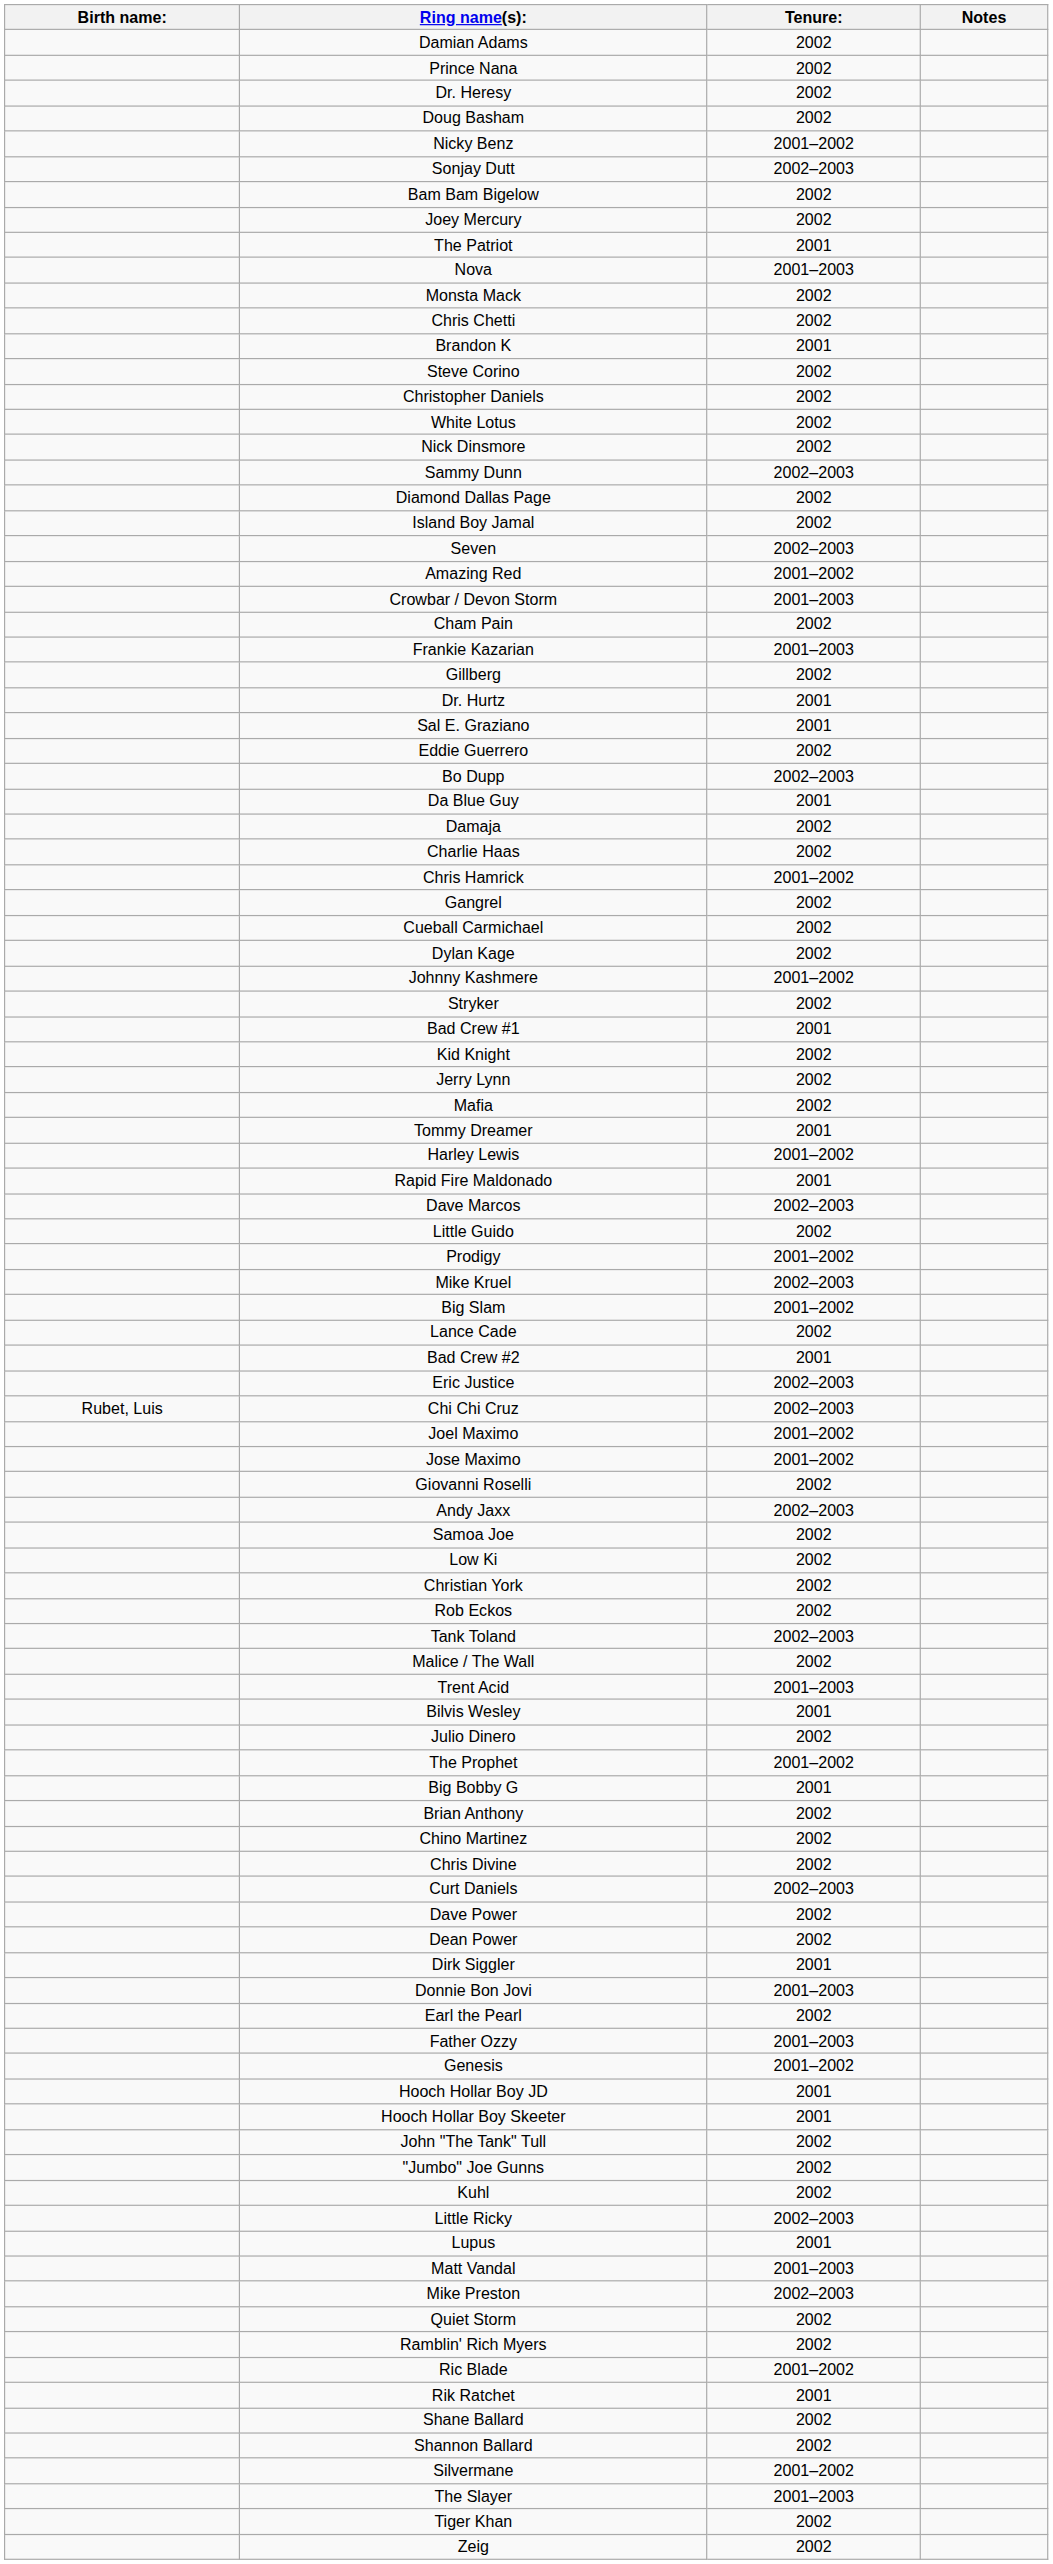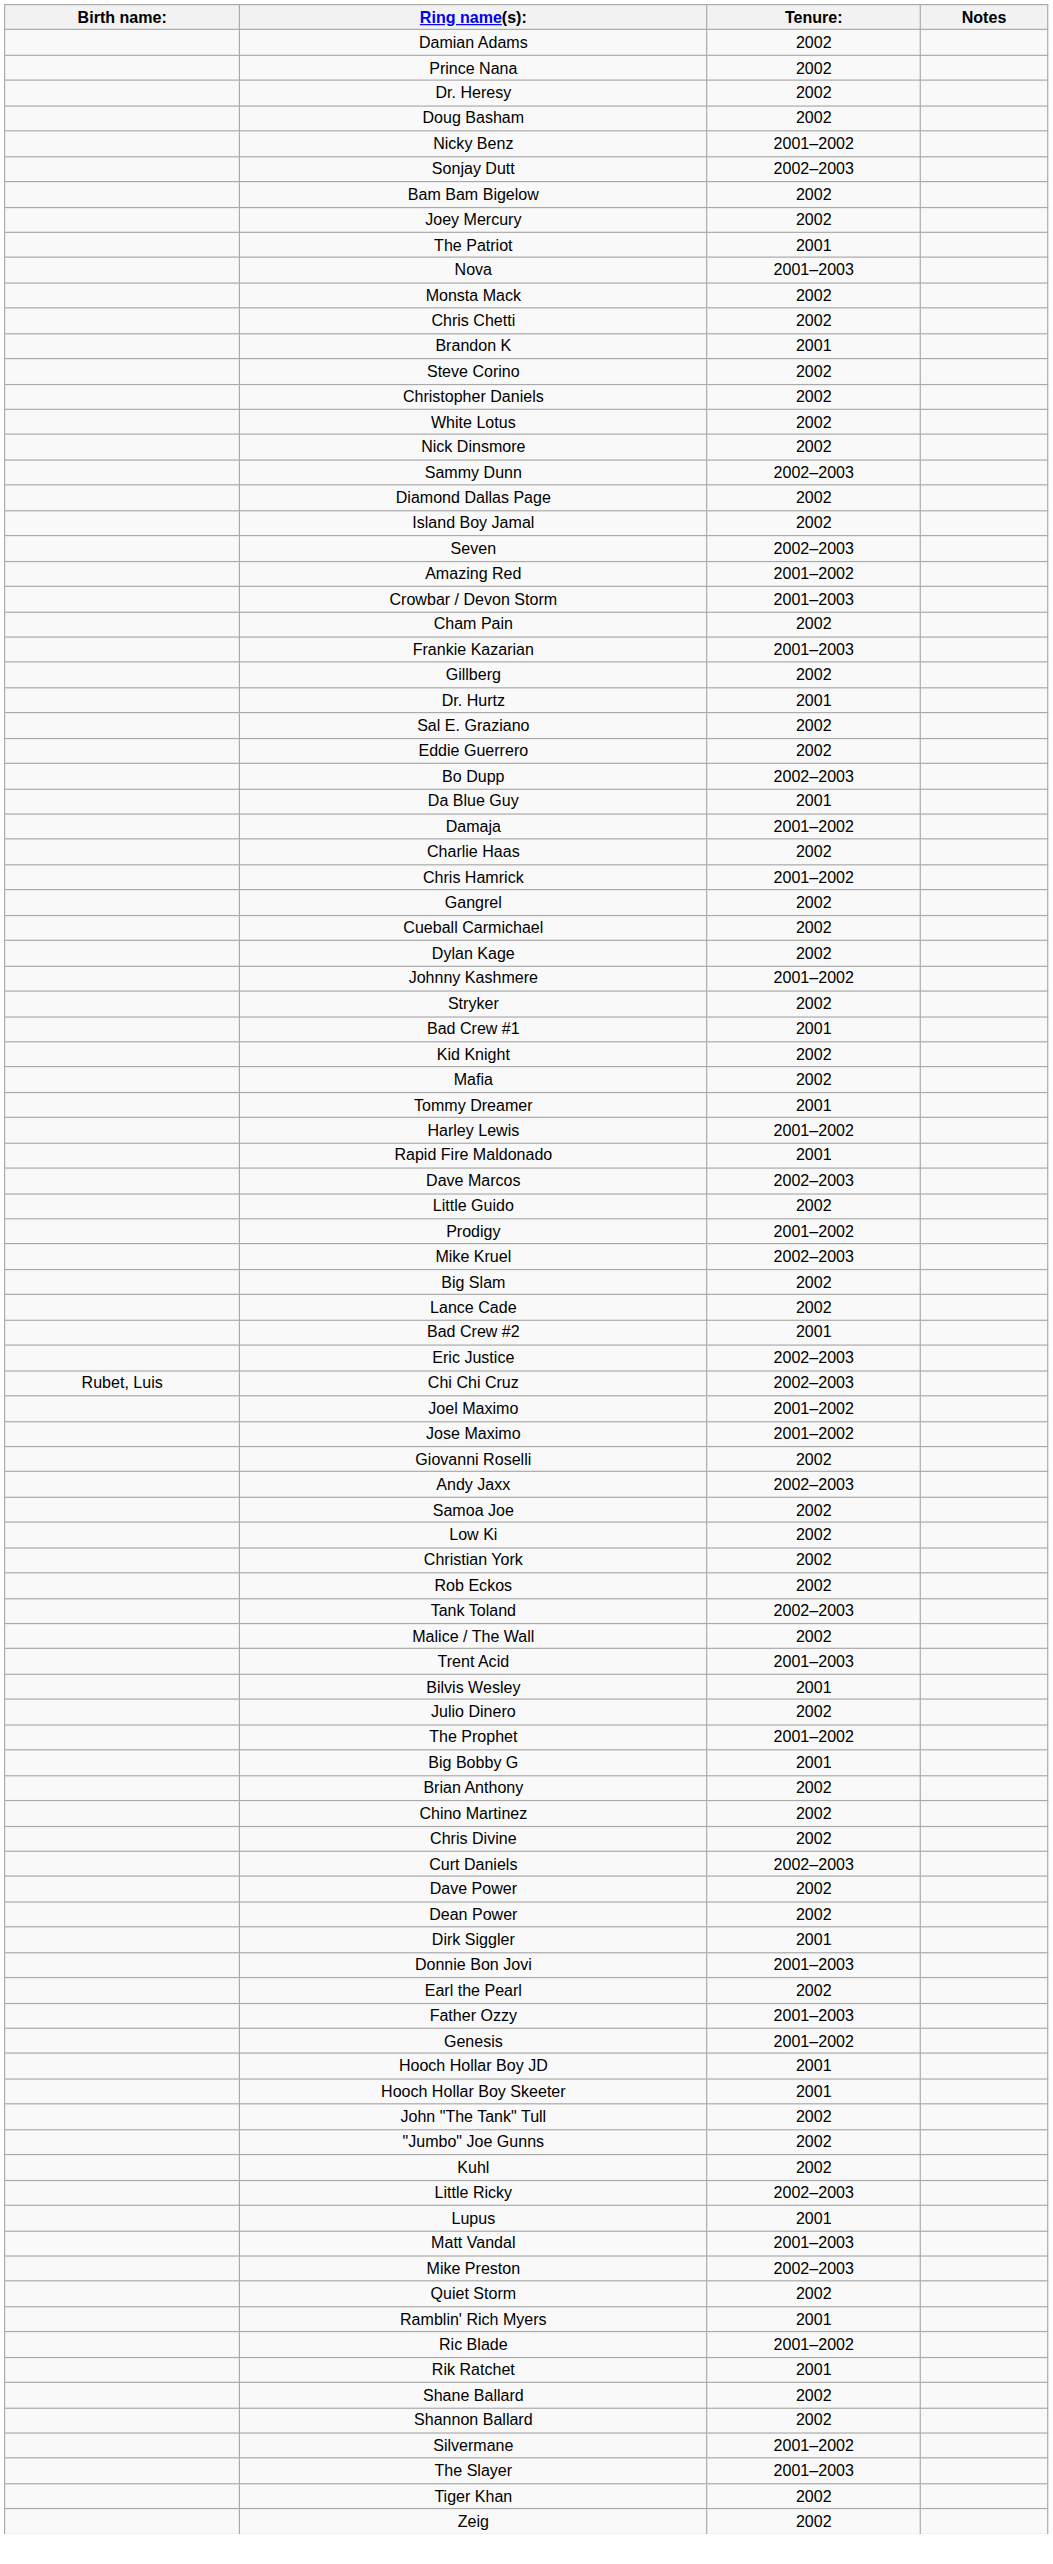(814, 725) 2001 -> (814, 725) 2002
(814, 826) 2002 -> (814, 826) 2001–2002
- row: (473, 1079)
(814, 1307) 2001–2002 -> (814, 1282) 2002
(814, 2344) 2002 -> (814, 2319) 2001
